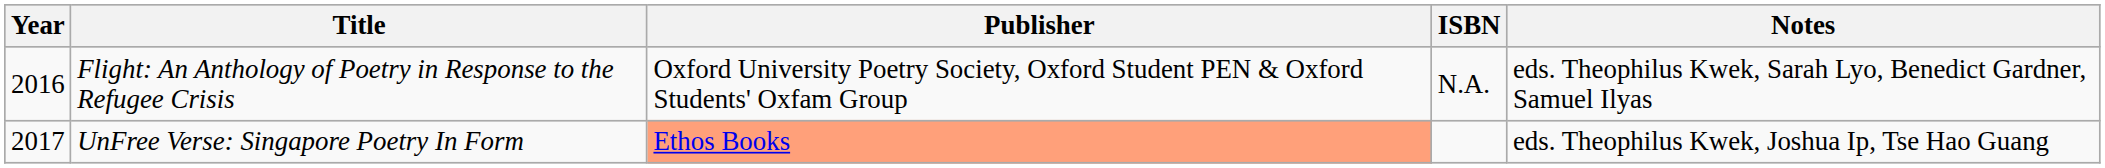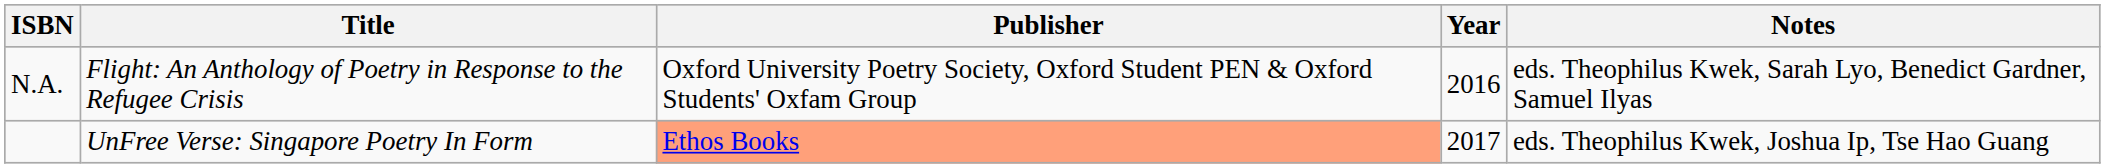columns swapped: (38, 25) <-> (1469, 25)
